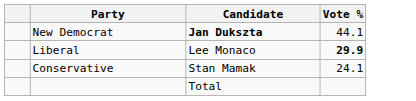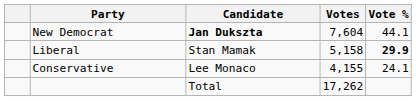+ column: (343, 14)
(222, 50) Lee Monaco -> (222, 50) Stan Mamak
(222, 68) Stan Mamak -> (222, 68) Lee Monaco
